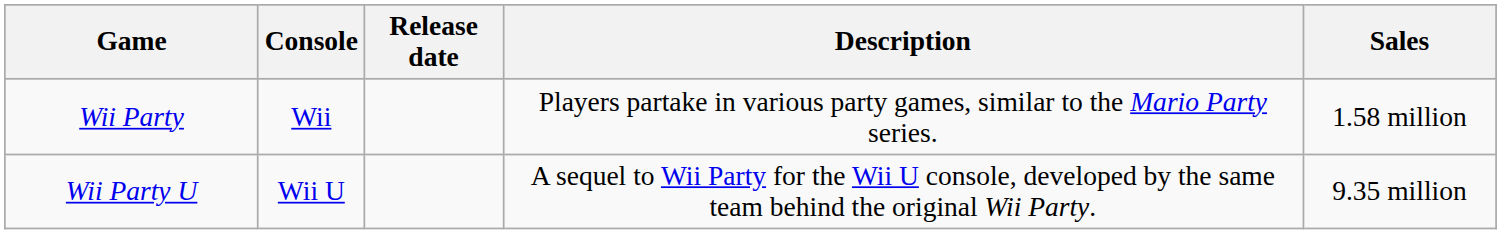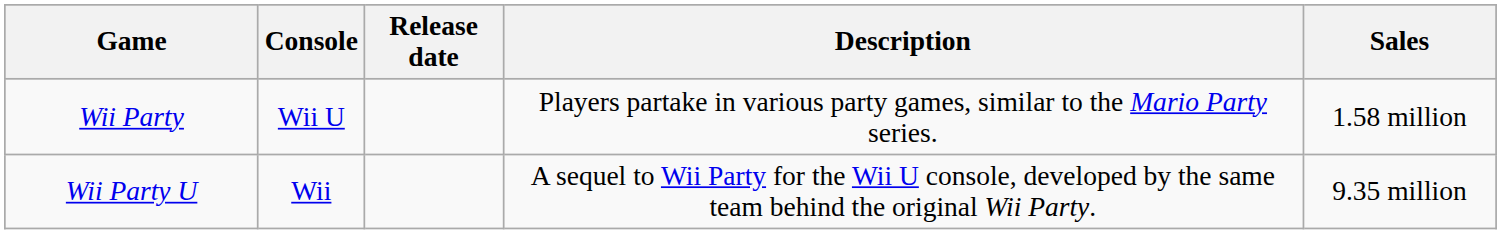(311, 116) Wii -> (311, 116) Wii U
(311, 191) Wii U -> (311, 191) Wii
